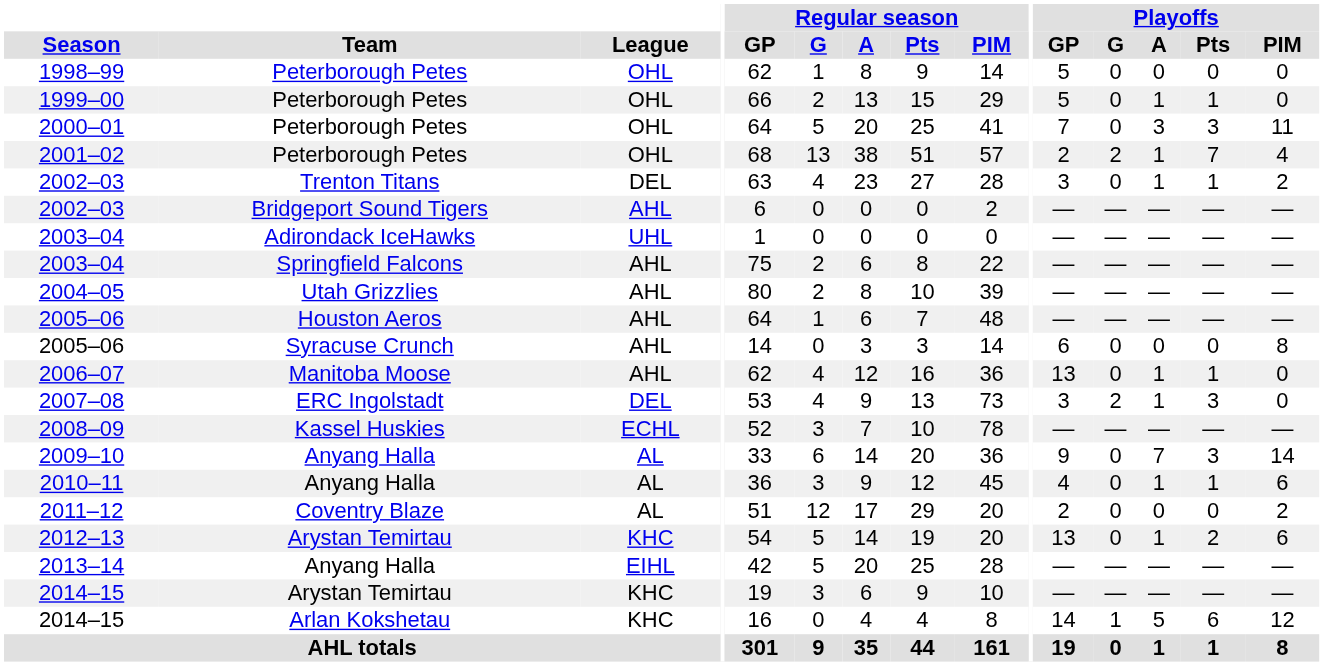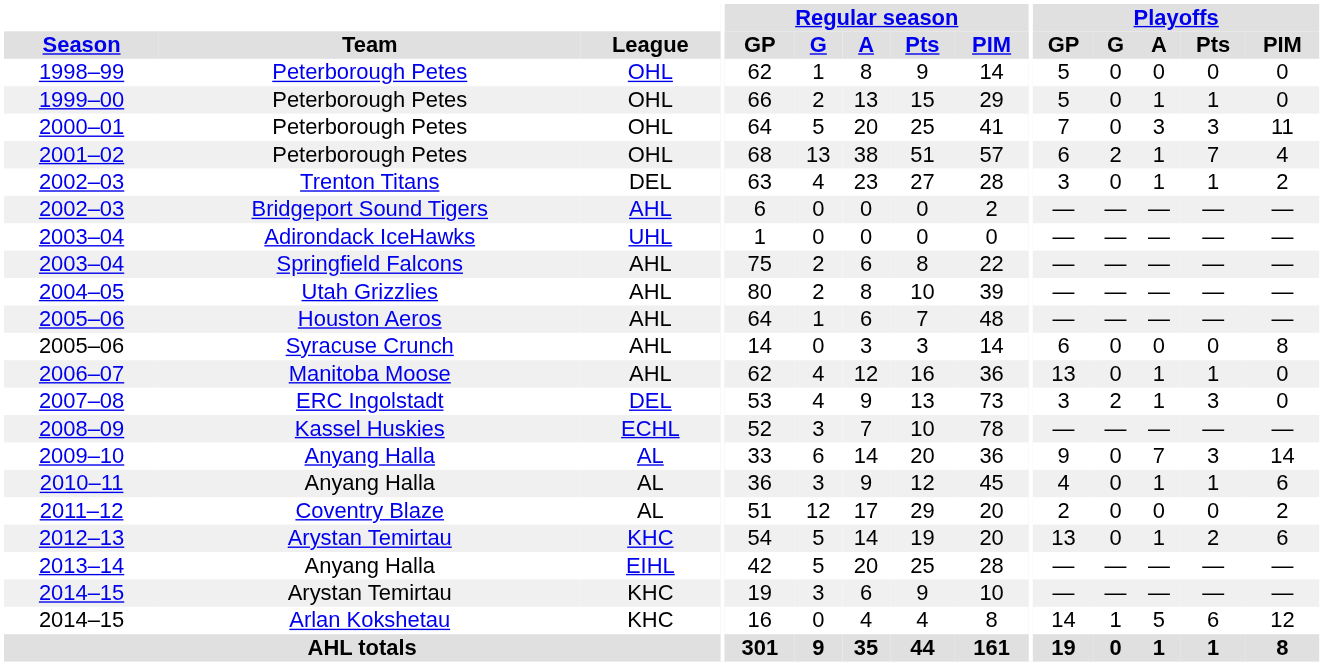(1063, 154) 2 -> (1063, 154) 6
